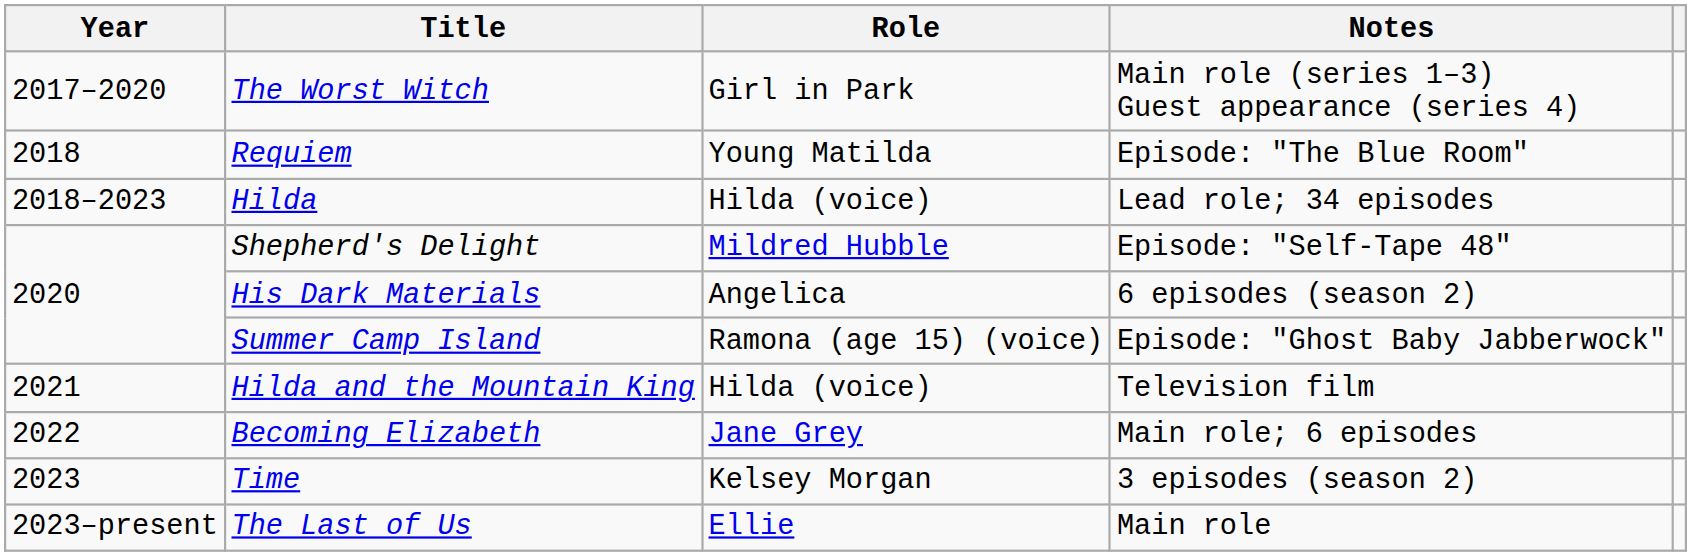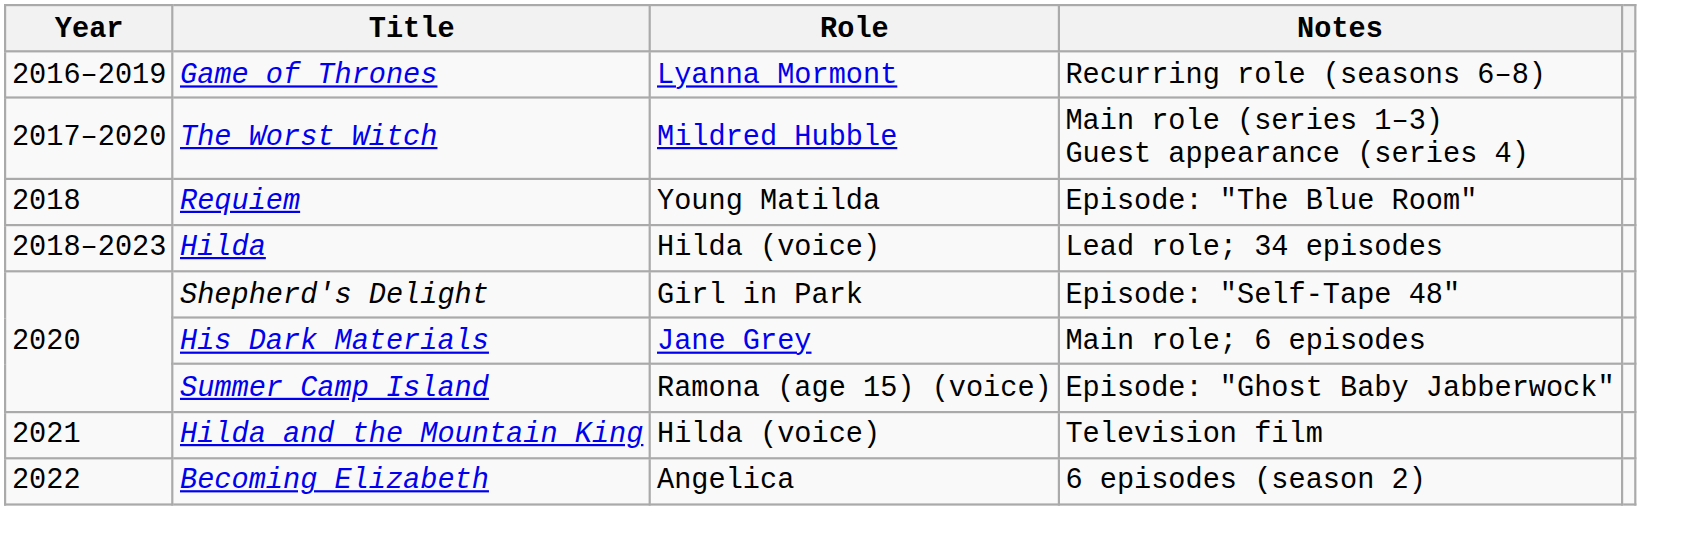+ row: (309, 75)
(812, 92) Girl in Park -> (777, 138) Mildred Hubble
(829, 248) Mildred Hubble -> (760, 294) Girl in Park
(777, 294) Angelica -> (734, 341) Jane Grey
(1297, 294) 6 episodes (season 2) -> (1246, 341) Main role; 6 episodes
(786, 434) Jane Grey -> (726, 481) Angelica
(1297, 434) Main role; 6 episodes -> (1246, 481) 6 episodes (season 2)
- row: (266, 481)
- row: (352, 528)
